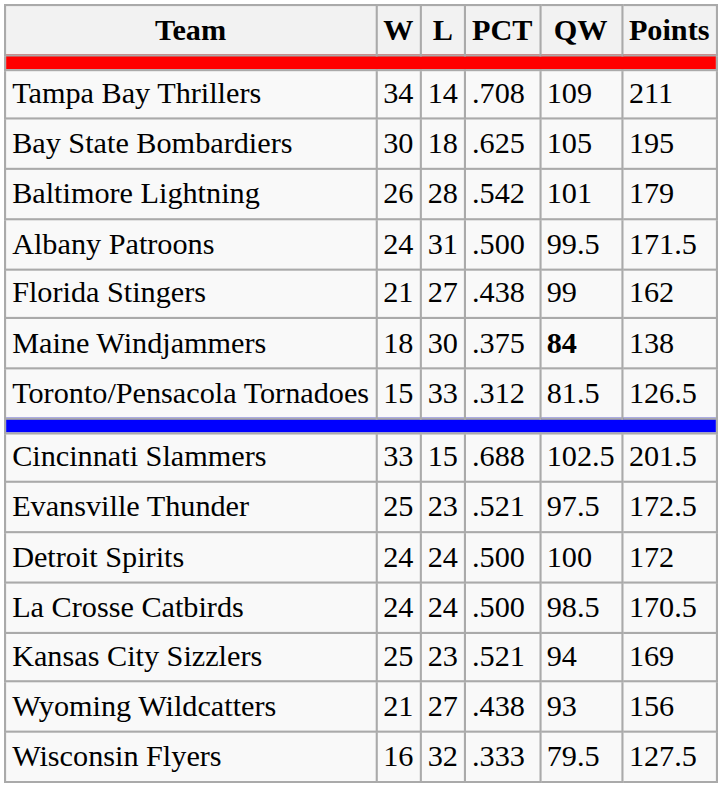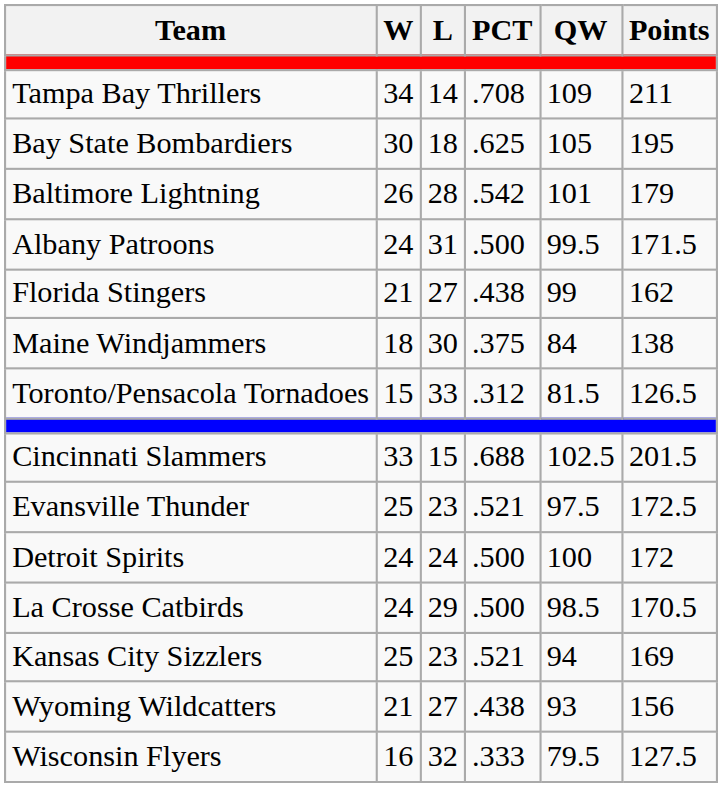(562, 343) bold -> (562, 343) normal
(443, 606) 24 -> (443, 606) 29
